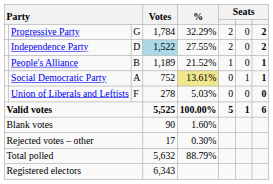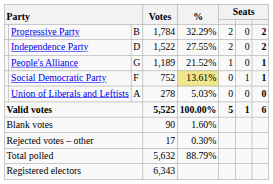(137, 32) G -> (136, 32) B
(164, 47) lightblue background -> (164, 47) no background
(136, 63) B -> (137, 63) G
(137, 78) A -> (136, 78) F
(136, 94) F -> (137, 94) A
